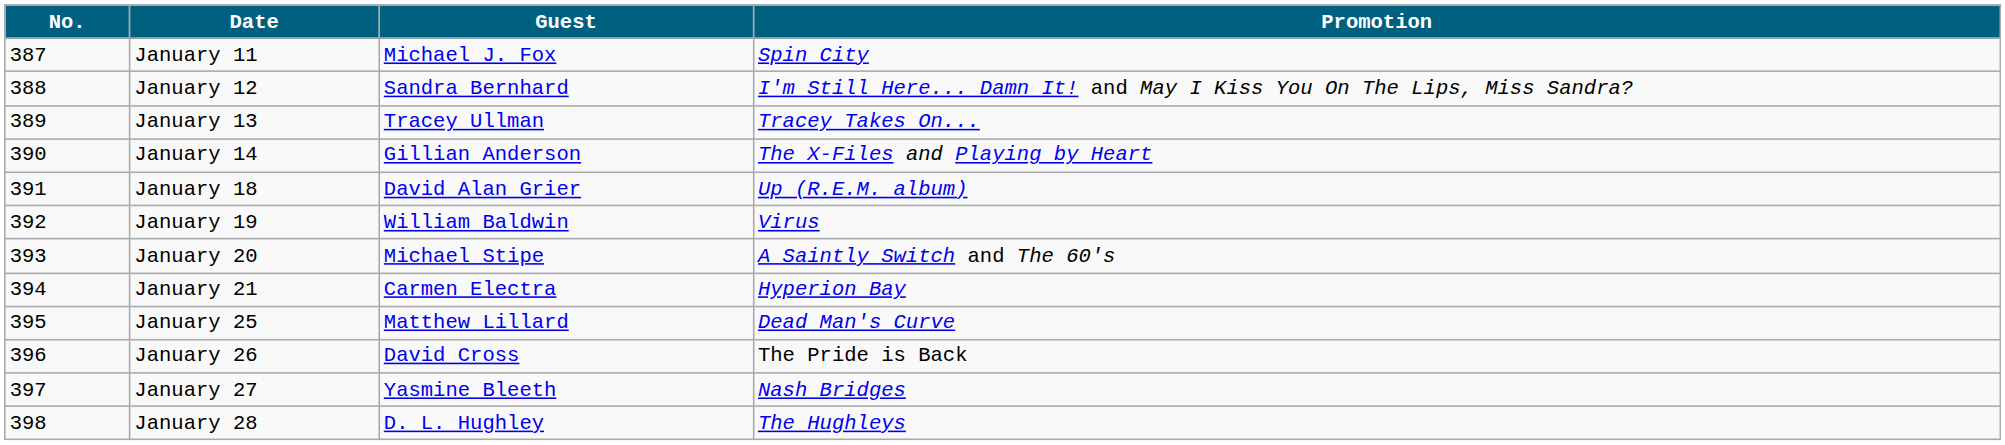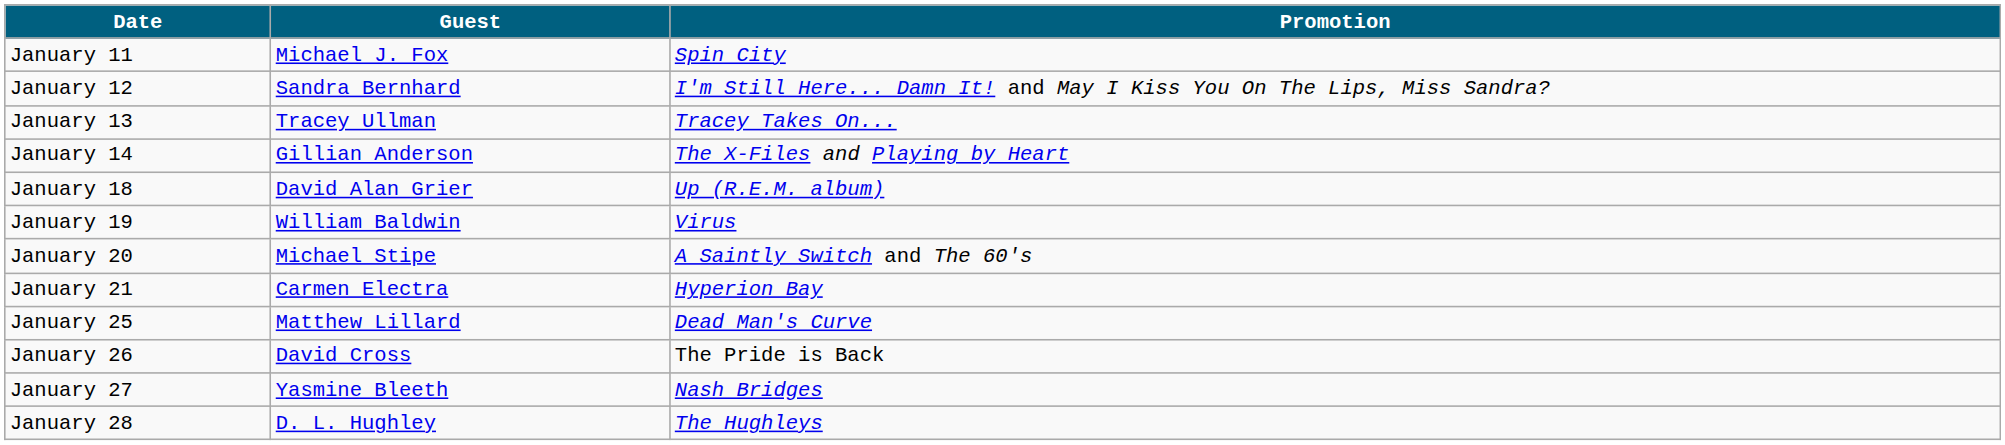- column: (67, 22)
